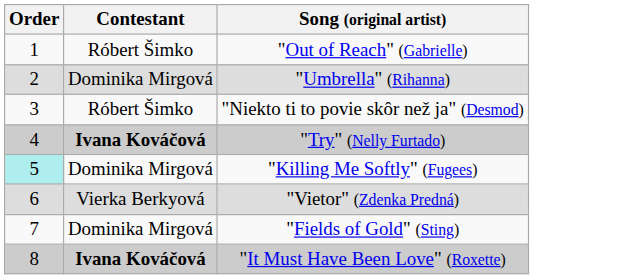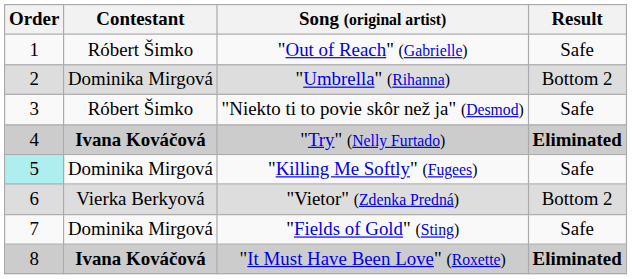+ column: (577, 19)
